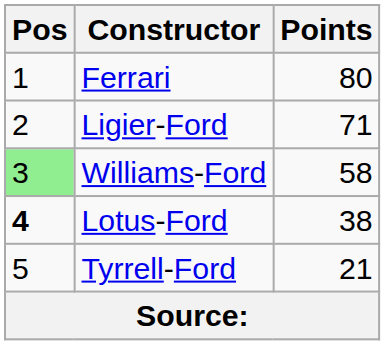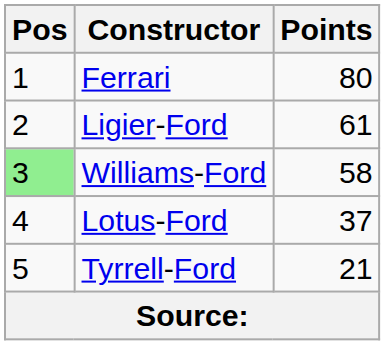(356, 125) 71 -> (356, 125) 61
(20, 221) bold -> (20, 221) normal
(356, 221) 38 -> (356, 221) 37
